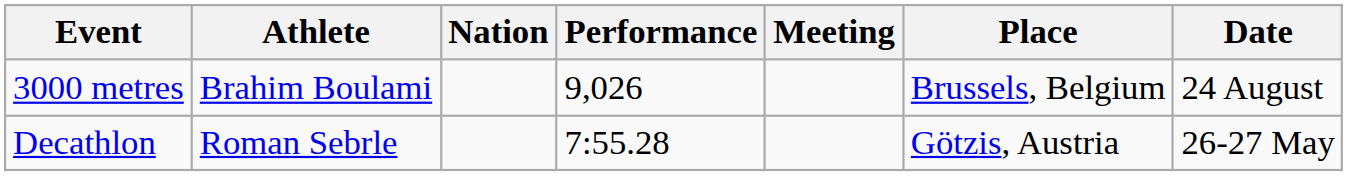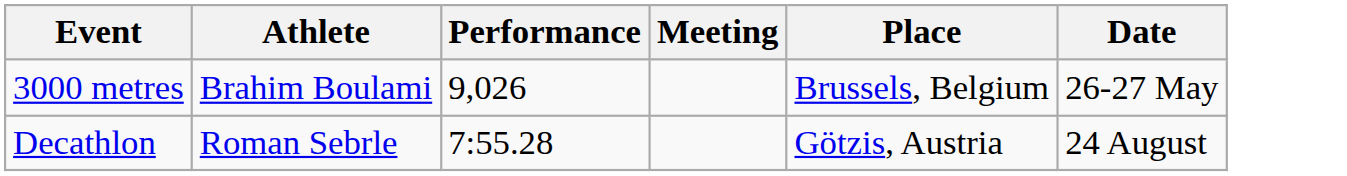- column: (498, 32)
(1252, 87) 24 August -> (1142, 87) 26-27 May
(1258, 142) 26-27 May -> (1136, 142) 24 August
